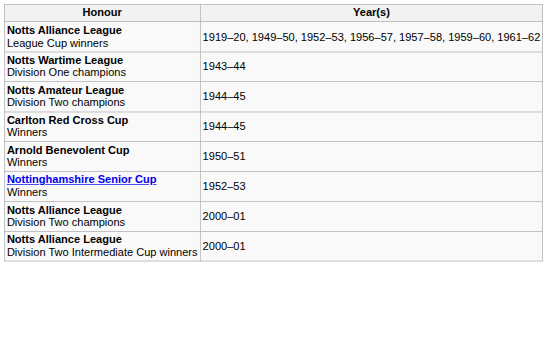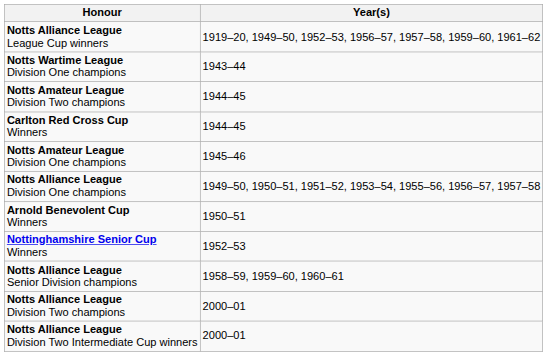+ row: (66, 156)
+ row: (66, 186)
+ row: (72, 276)
